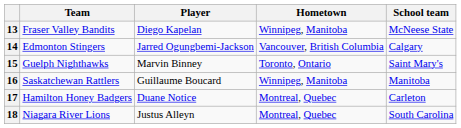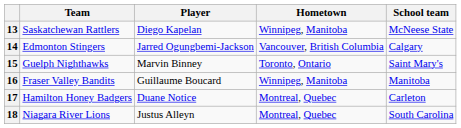(69, 30) Fraser Valley Bandits -> (71, 30) Saskatchewan Rattlers
(71, 81) Saskatchewan Rattlers -> (69, 81) Fraser Valley Bandits
